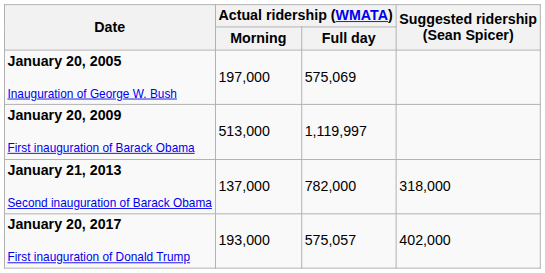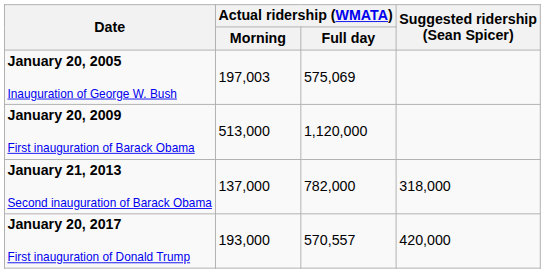(258, 77) 197,000 -> (258, 77) 197,003
(349, 132) 1,119,997 -> (348, 132) 1,120,000
(349, 241) 575,057 -> (348, 241) 570,557
(468, 241) 402,000 -> (468, 241) 420,000
